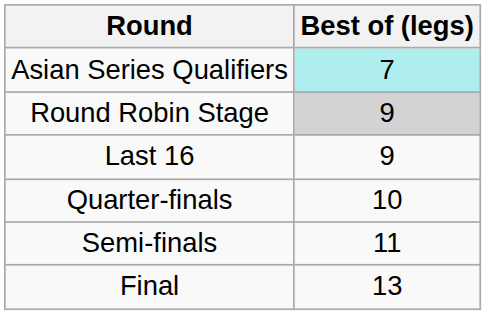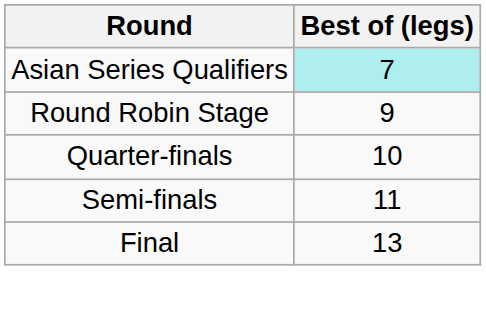(387, 112) lightgrey background -> (387, 112) no background
- row: (150, 156)
